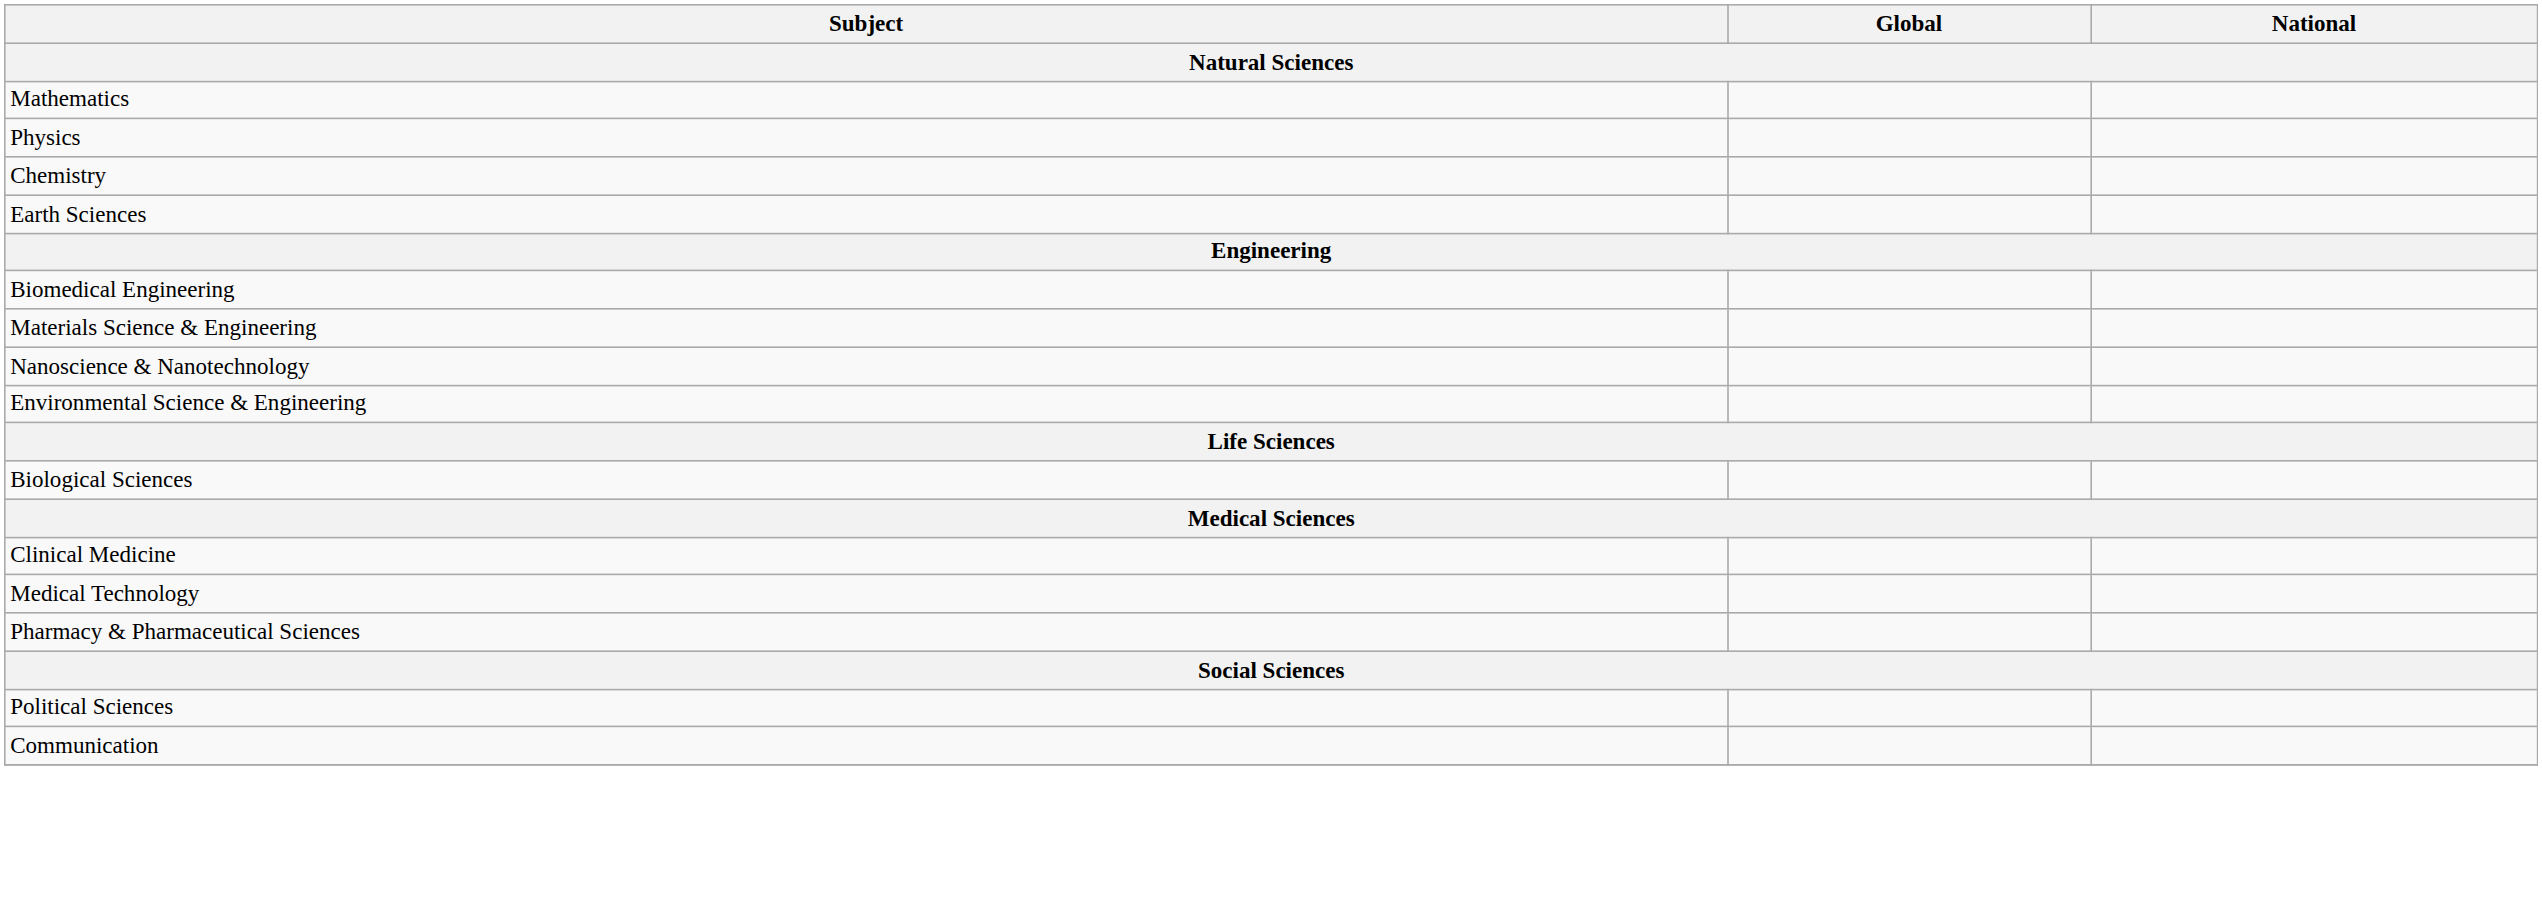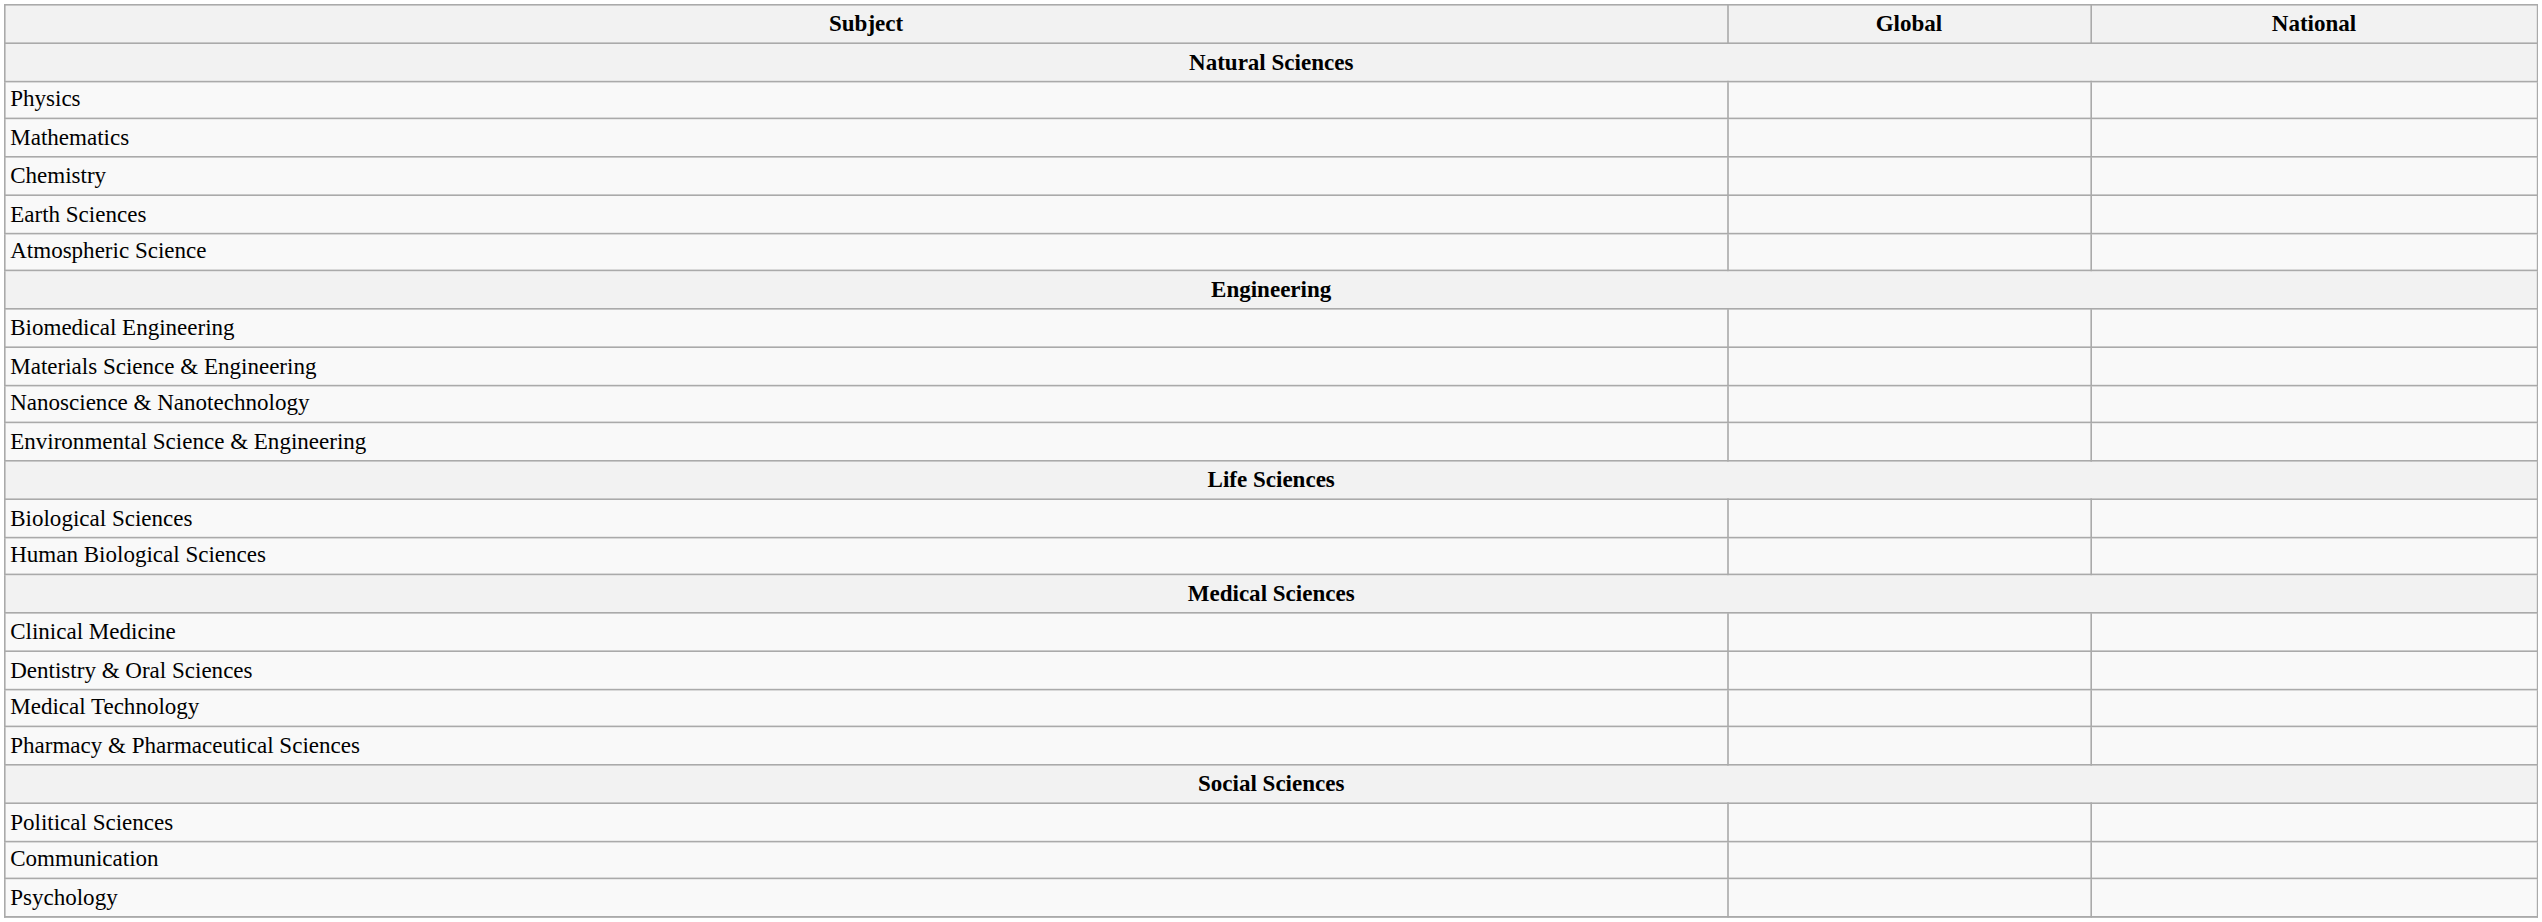rows swapped: (70, 99) <-> (45, 137)
+ row: (108, 251)
+ row: (138, 555)
+ row: (131, 669)
+ row: (64, 897)
